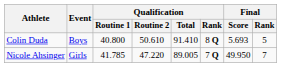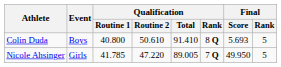(264, 55) 7 -> (264, 55) 5
